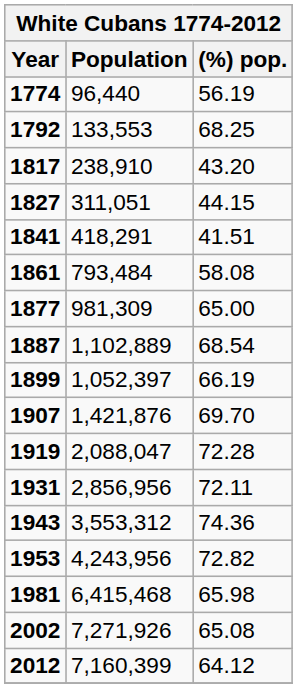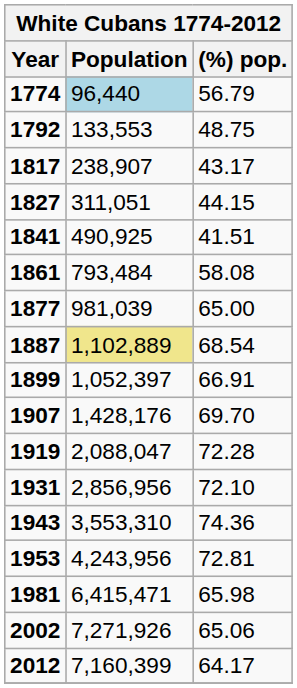(105, 94) no background -> (105, 94) lightblue background
(227, 94) 56.19 -> (227, 94) 56.79
(227, 130) 68.25 -> (227, 130) 48.75
(112, 166) 238,910 -> (112, 166) 238,907
(227, 166) 43.20 -> (227, 166) 43.17
(112, 237) 418,291 -> (112, 237) 490,925
(112, 309) 981,309 -> (112, 309) 981,039
(121, 344) no background -> (121, 344) khaki background
(227, 380) 66.19 -> (227, 380) 66.91
(121, 416) 1,421,876 -> (121, 416) 1,428,176
(226, 487) 72.11 -> (227, 487) 72.10
(121, 523) 3,553,312 -> (121, 523) 3,553,310
(227, 559) 72.82 -> (227, 559) 72.81
(121, 595) 6,415,468 -> (121, 595) 6,415,471
(227, 630) 65.08 -> (227, 630) 65.06
(227, 666) 64.12 -> (227, 666) 64.17
